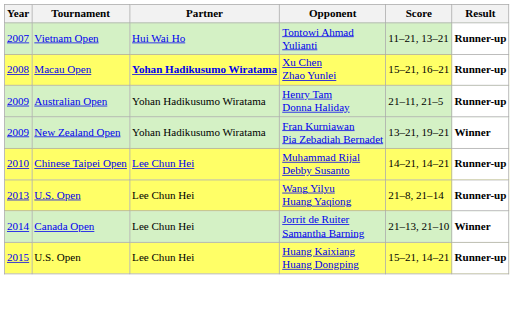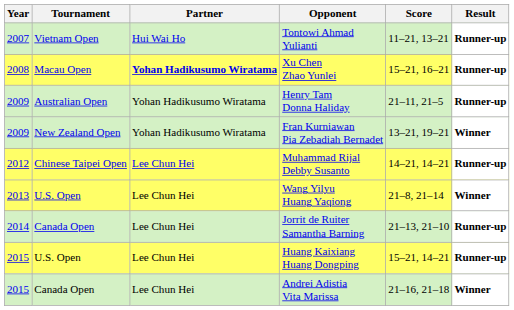(18, 164) 2010 -> (18, 164) 2012
(480, 195) Runner-up -> (473, 195) Winner
(473, 227) Winner -> (480, 227) Runner-up
+ row: (315, 289)
